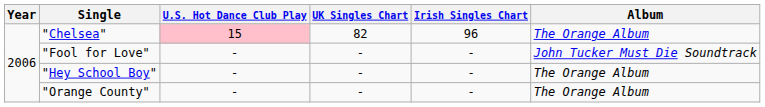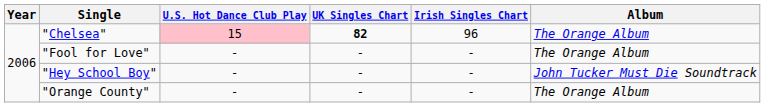(360, 34) normal -> (360, 34) bold
(645, 53) John Tucker Must Die Soundtrack -> (591, 53) The Orange Album
(591, 73) The Orange Album -> (645, 73) John Tucker Must Die Soundtrack
